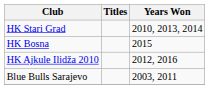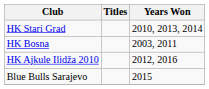(142, 44) 2015 -> (154, 44) 2003, 2011
(154, 76) 2003, 2011 -> (142, 76) 2015
